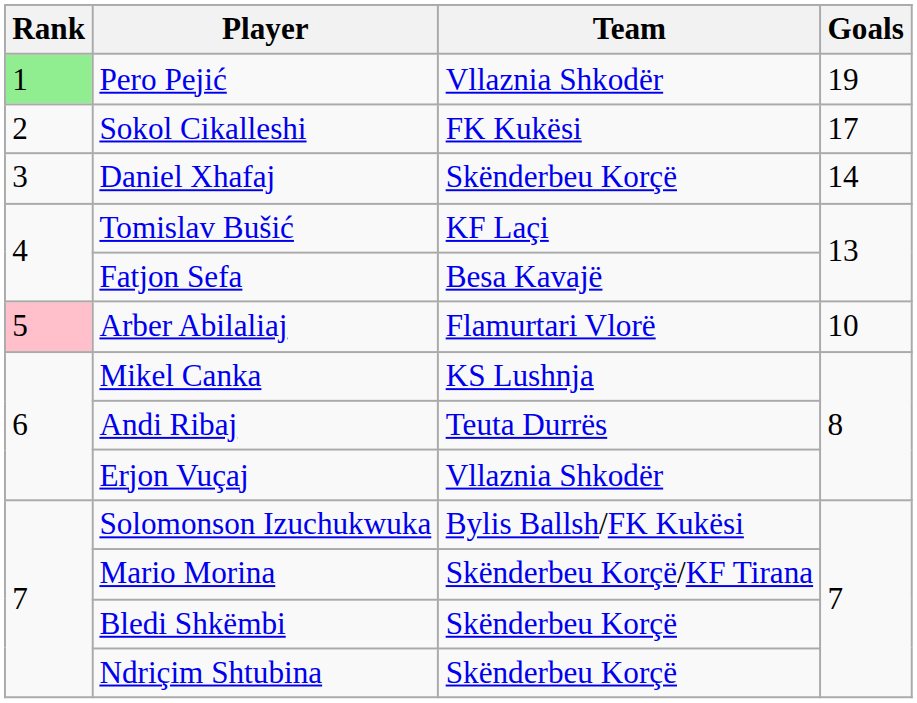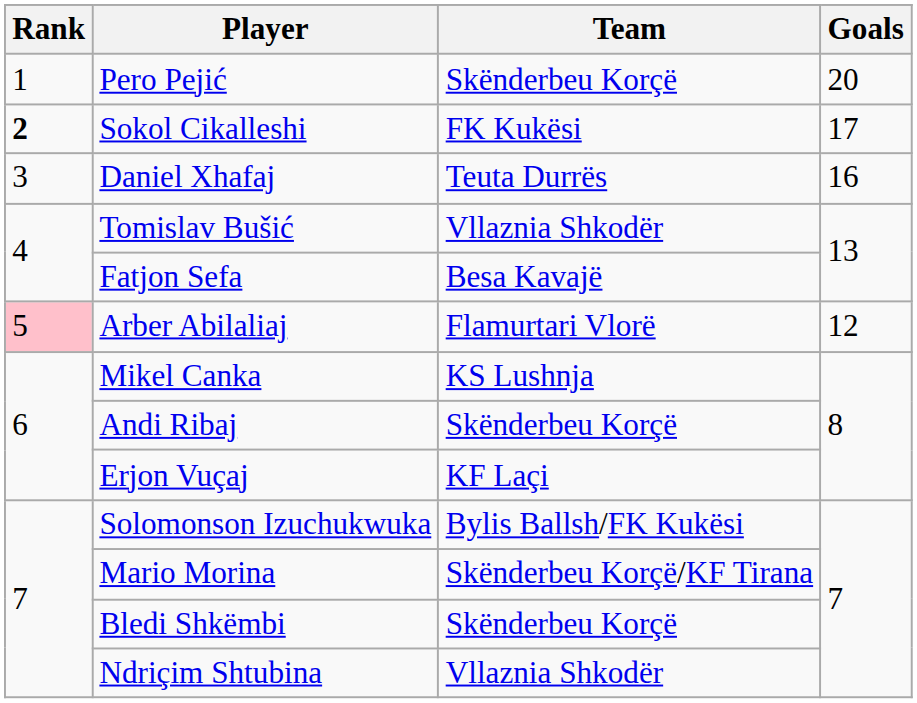(20, 78) lightgreen background -> (20, 78) no background
(554, 78) Vllaznia Shkodër -> (561, 78) Skënderbeu Korçë
(843, 78) 19 -> (843, 78) 20
(20, 128) normal -> (20, 128) bold
(561, 177) Skënderbeu Korçë -> (526, 177) Teuta Durrës
(843, 177) 14 -> (843, 177) 16
(497, 227) KF Laçi -> (554, 227) Vllaznia Shkodër
(843, 326) 10 -> (843, 326) 12
(526, 425) Teuta Durrës -> (561, 425) Skënderbeu Korçë
(554, 474) Vllaznia Shkodër -> (497, 474) KF Laçi
(561, 672) Skënderbeu Korçë -> (554, 672) Vllaznia Shkodër
